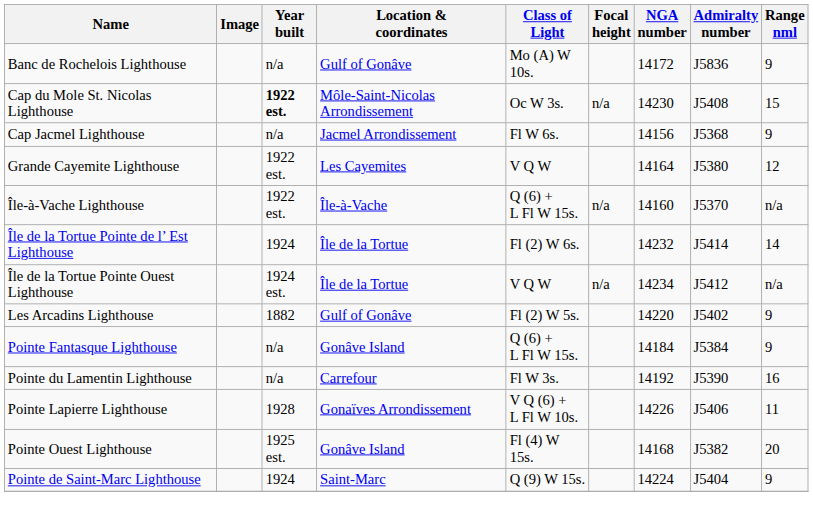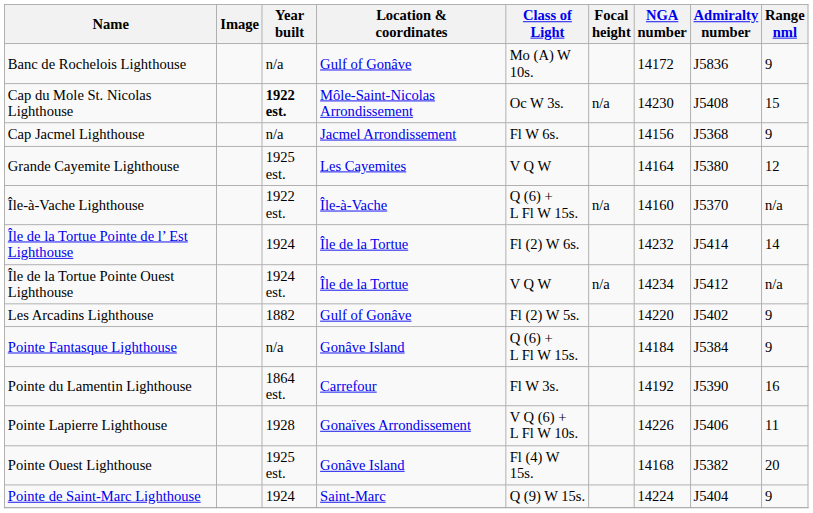(280, 165) 1922 est. -> (280, 165) 1925 est.
(275, 377) n/a -> (280, 386) 1864 est.
